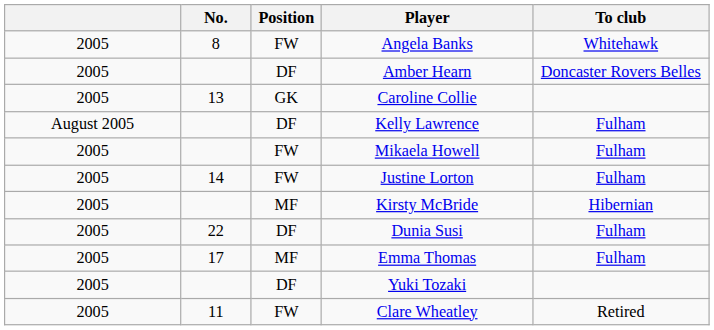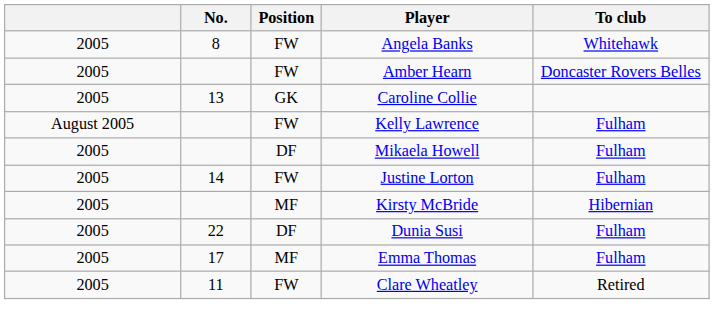(286, 70) DF -> (286, 70) FW
(286, 124) DF -> (286, 124) FW
(286, 150) FW -> (286, 150) DF
- row: (427, 284)
